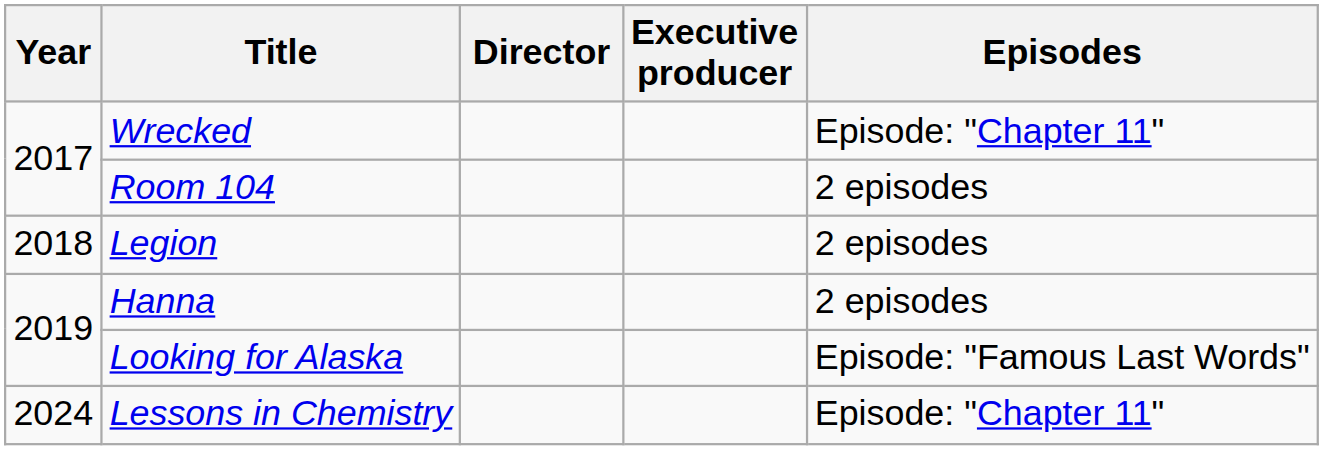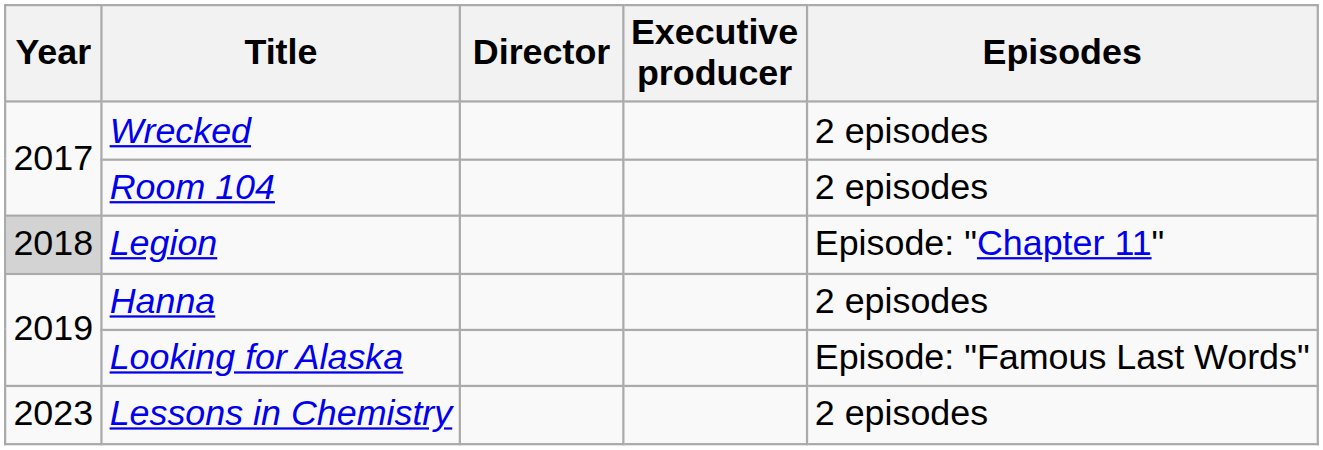(990, 130) Episode: "Chapter 11" -> (901, 130) 2 episodes
(53, 243) no background -> (53, 243) lightgrey background
(901, 243) 2 episodes -> (990, 243) Episode: "Chapter 11"
(53, 414) 2024 -> (53, 414) 2023
(990, 414) Episode: "Chapter 11" -> (901, 414) 2 episodes
